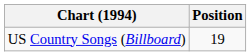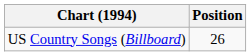(217, 39) 19 -> (217, 39) 26
